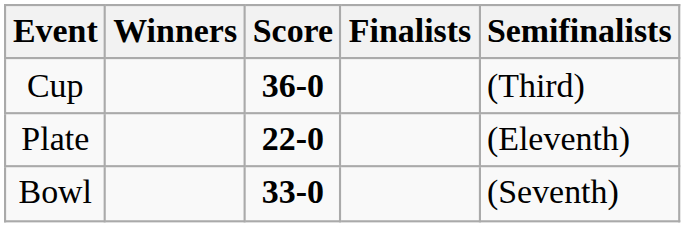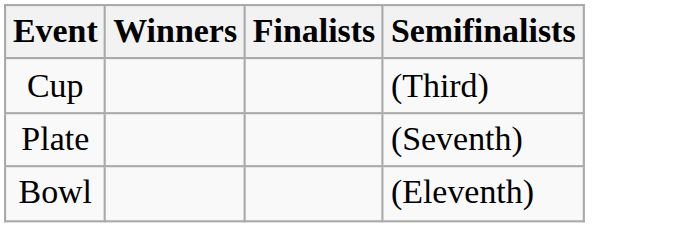- column: (293, 31)
(559, 138) (Eleventh) -> (457, 138) (Seventh)
(553, 192) (Seventh) -> (462, 192) (Eleventh)
